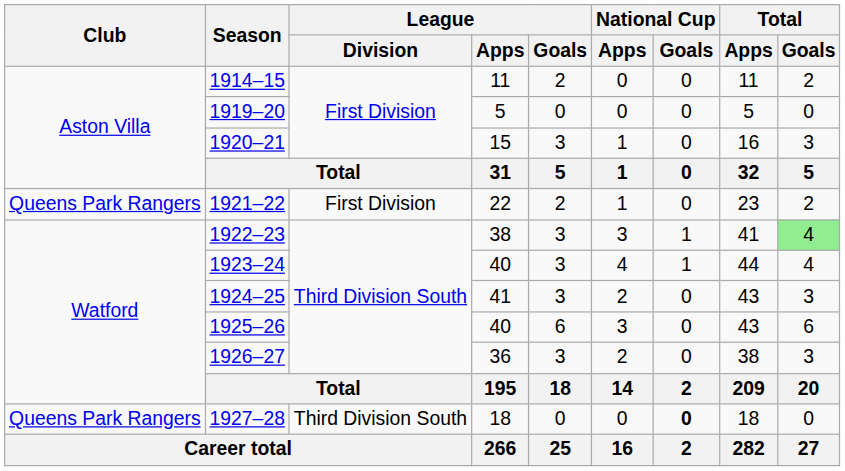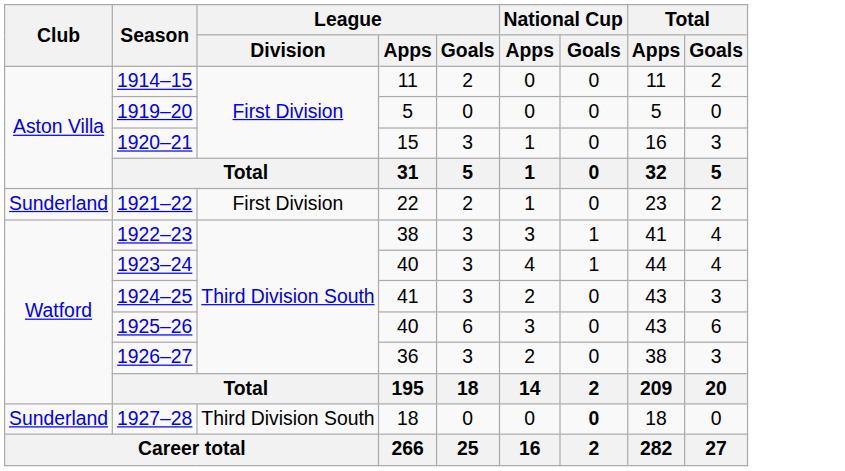(105, 204) Queens Park Rangers -> (59, 204) Sunderland
(809, 234) lightgreen background -> (716, 234) no background
(105, 419) Queens Park Rangers -> (59, 419) Sunderland
